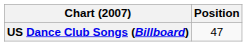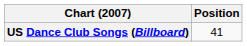(217, 31) 47 -> (217, 31) 41
